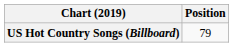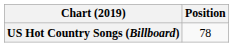(205, 32) 79 -> (205, 32) 78
